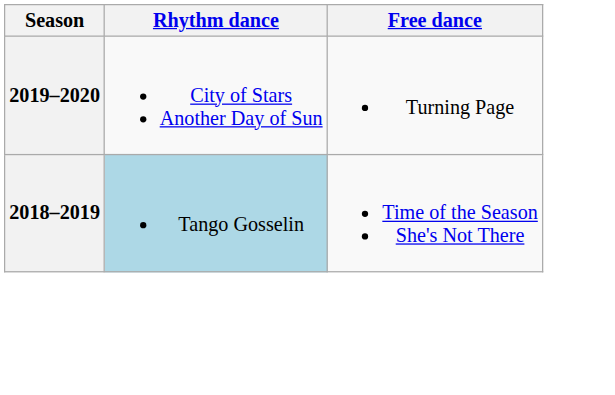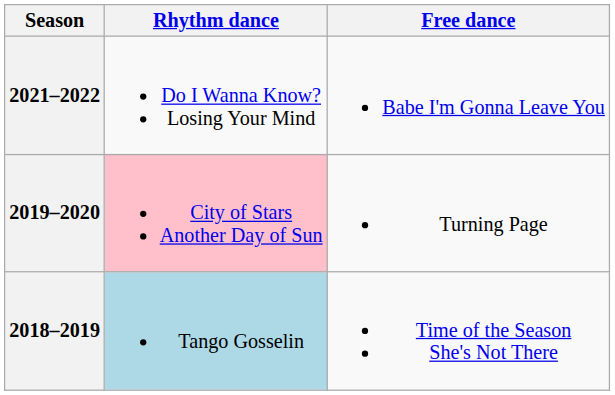+ row: (55, 95)
(216, 107) no background -> (216, 224) pink background
